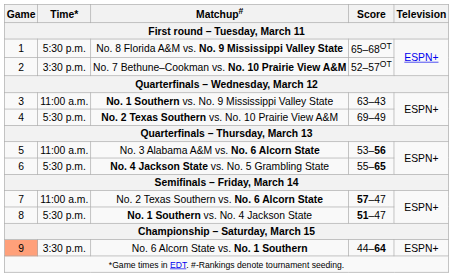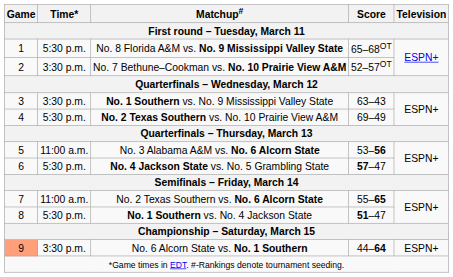(64, 101) 11:00 a.m. -> (64, 101) 3:30 p.m.
(371, 166) 55–65 -> (371, 166) 57–47
(371, 199) 57–47 -> (371, 199) 55–65
